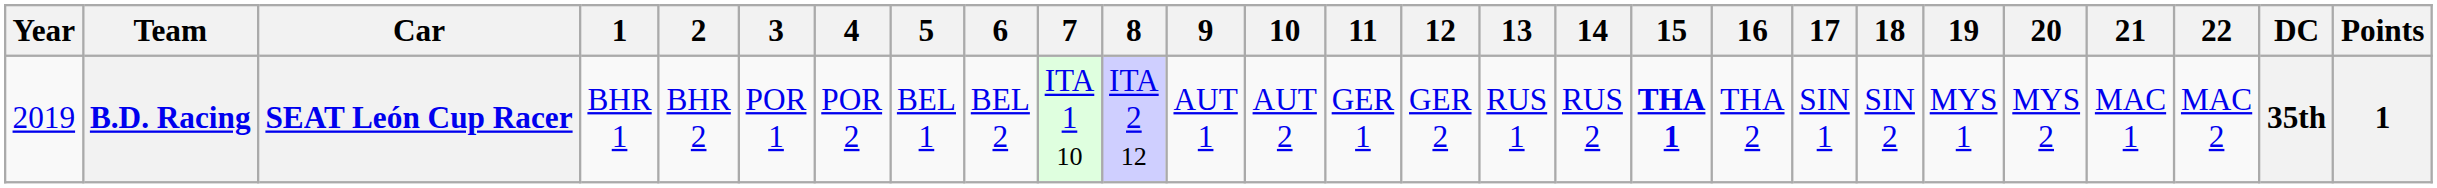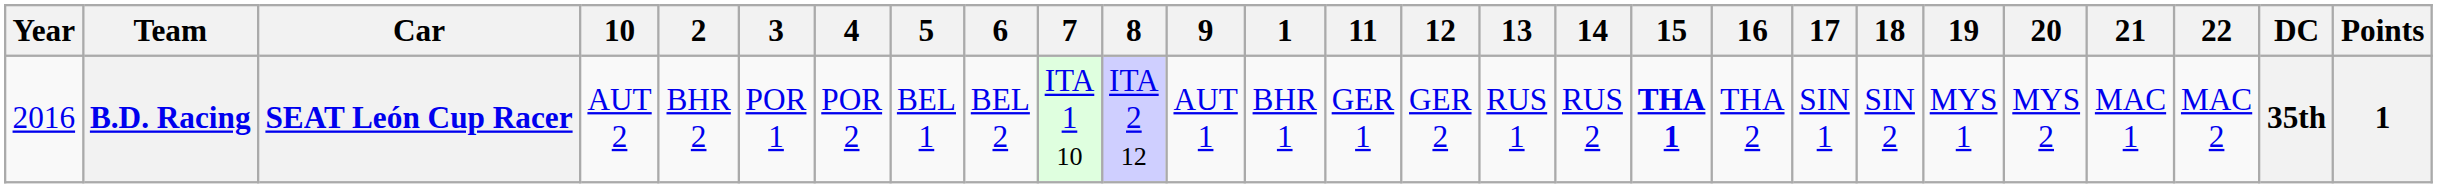columns swapped: (620, 29) <-> (1285, 29)
(44, 118) 2019 -> (44, 118) 2016
